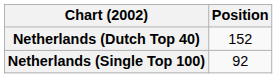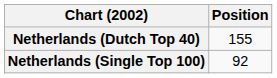(240, 38) 152 -> (240, 38) 155
